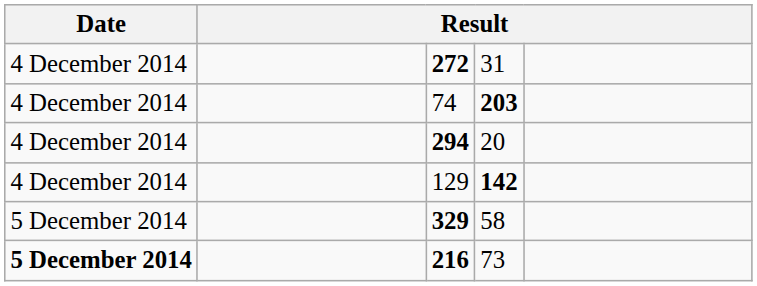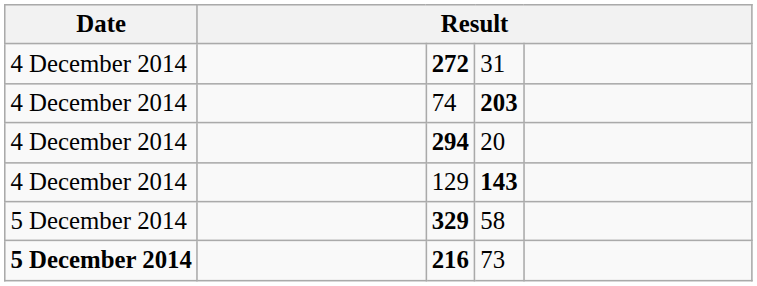(499, 181) 142 -> (499, 181) 143
